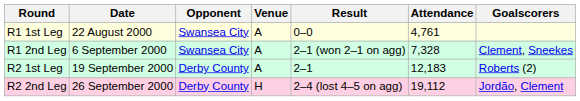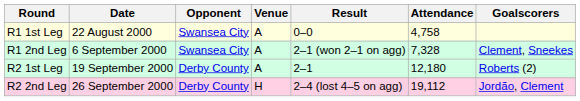(425, 31) 4,761 -> (425, 31) 4,758
(428, 68) 12,183 -> (428, 68) 12,180
